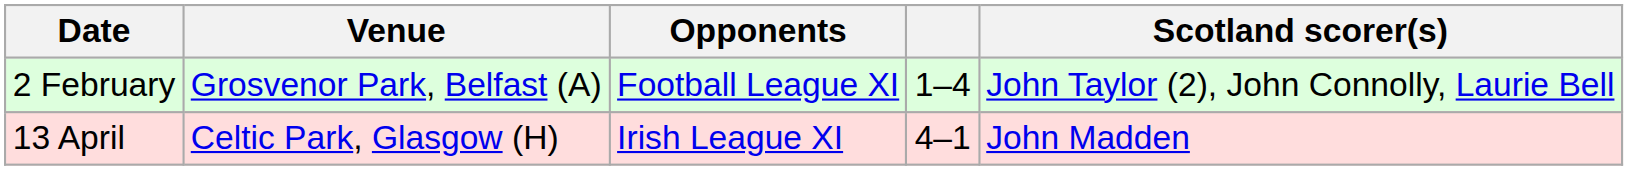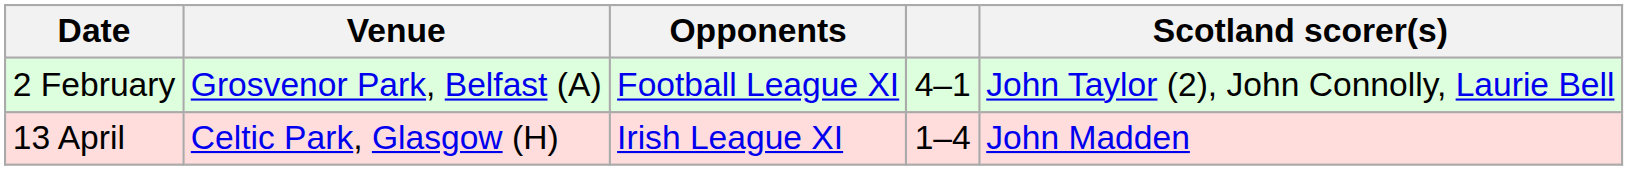(943, 84) 1–4 -> (943, 84) 4–1
(943, 137) 4–1 -> (943, 137) 1–4
